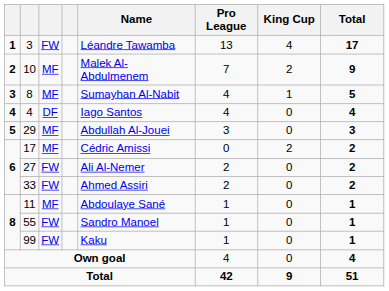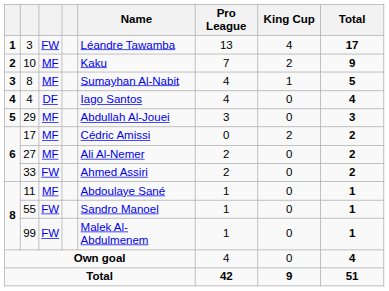(115, 69) Malek Al-Abdulmenem -> (94, 63) Kaku
(50, 167) FW -> (50, 154) MF
(94, 240) Kaku -> (115, 234) Malek Al-Abdulmenem
